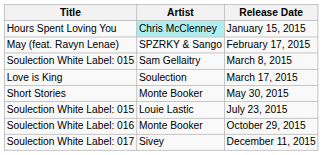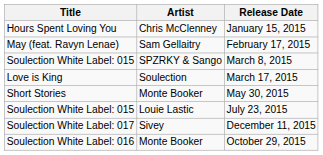(178, 28) paleturquoise background -> (178, 28) no background
(180, 45) SPZRKY & Sango -> (170, 45) Sam Gellaitry
(170, 61) Sam Gellaitry -> (180, 61) SPZRKY & Sango
rows swapped: (266, 126) <-> (271, 142)
